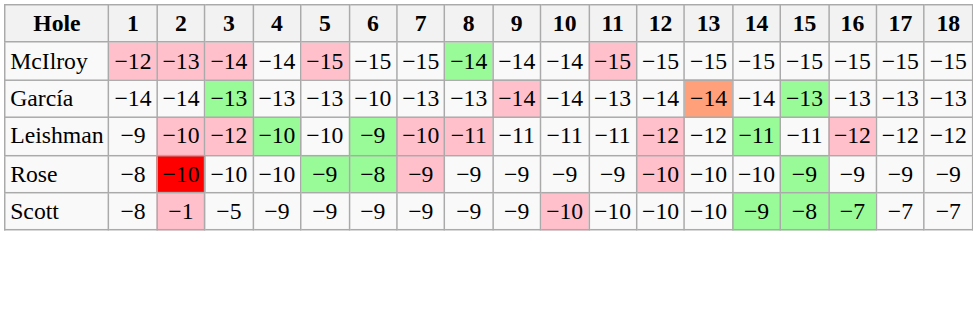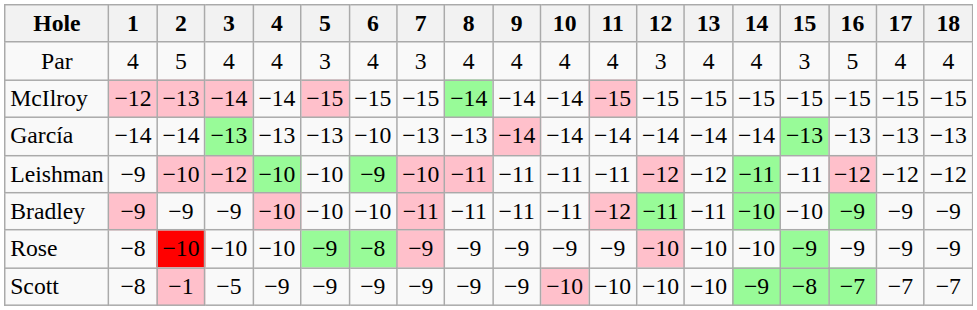+ row: (57, 60)
(613, 98) −13 -> (613, 135) −14
(709, 98) lightsalmon background -> (709, 135) no background
+ row: (48, 211)
